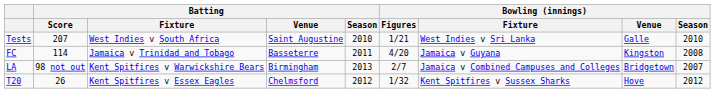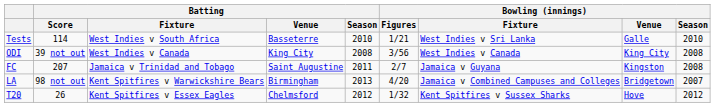(60, 39) 207 -> (60, 39) 114
(306, 39) Saint Augustine -> (293, 39) Basseterre
+ row: (14, 53)
(60, 53) 114 -> (60, 67) 207
(293, 53) Basseterre -> (306, 67) Saint Augustine
(399, 53) 4/20 -> (399, 67) 2/7
(399, 67) 2/7 -> (399, 81) 4/20
